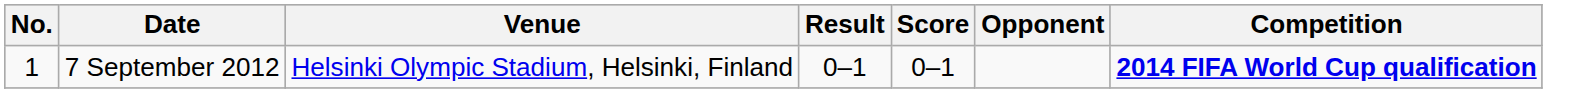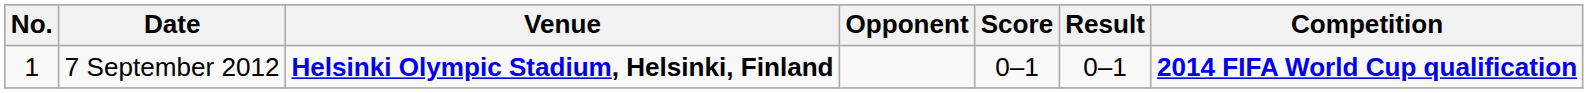columns swapped: (1043, 25) <-> (845, 25)
(542, 66) normal -> (563, 66) bold
